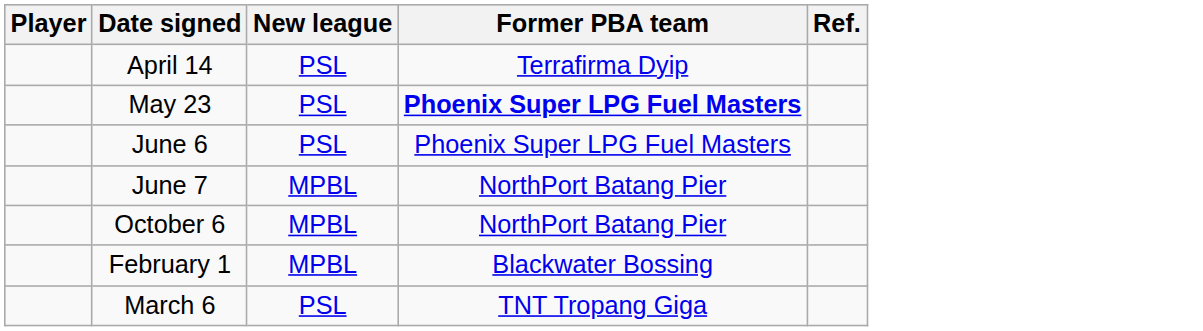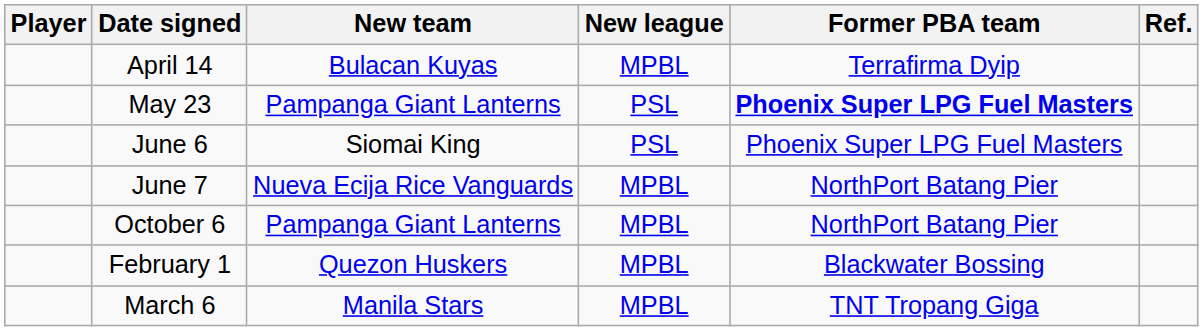+ column: (413, 24)
(323, 64) PSL -> (654, 64) MPBL
(323, 305) PSL -> (654, 305) MPBL
